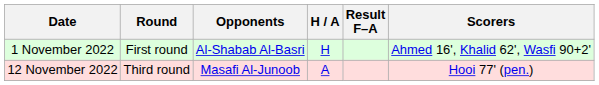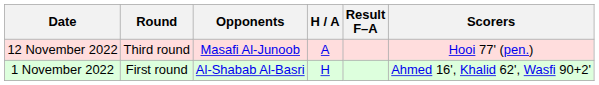rows swapped: (63, 49) <-> (63, 70)
